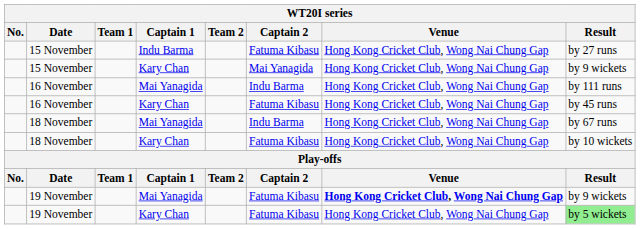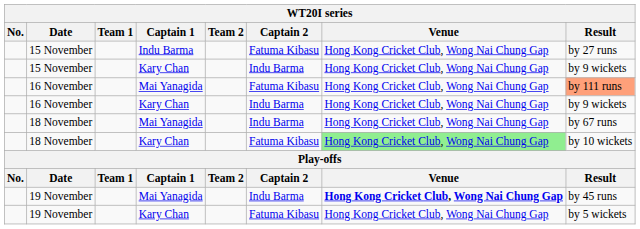(281, 68) Mai Yanagida -> (276, 68) Indu Barma
(276, 86) Indu Barma -> (284, 86) Fatuma Kibasu
(595, 86) no background -> (595, 86) lightsalmon background
(284, 104) Fatuma Kibasu -> (276, 104) Indu Barma
(593, 104) by 45 runs -> (597, 104) by 9 wickets
(436, 141) no background -> (436, 141) lightgreen background
(284, 196) Fatuma Kibasu -> (276, 196) Indu Barma
(597, 196) by 9 wickets -> (593, 196) by 45 runs
(597, 214) lightgreen background -> (597, 214) no background
